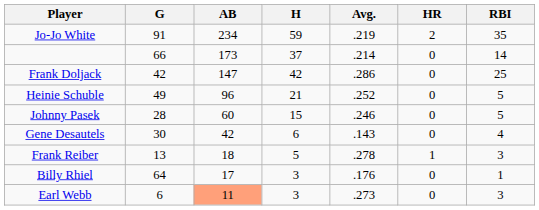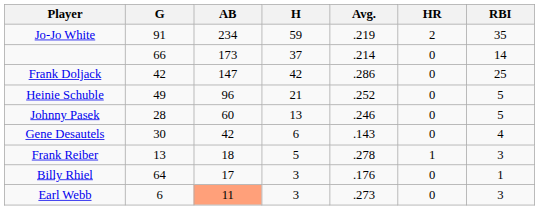(296, 114) 15 -> (296, 114) 13
